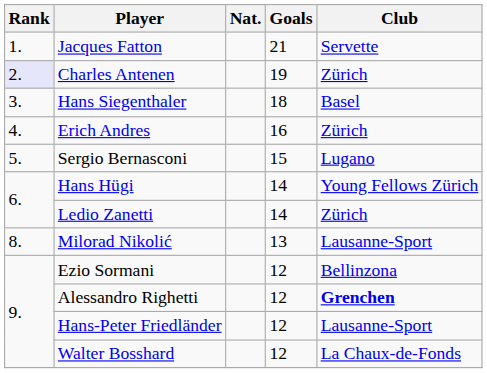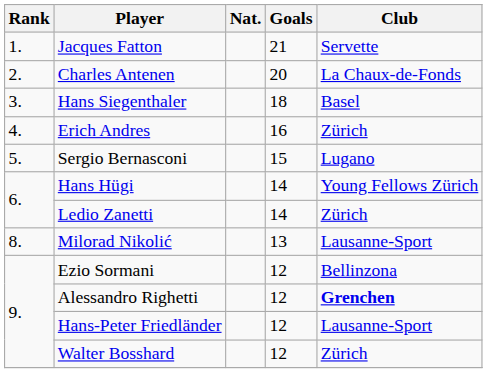(15, 74) lavender background -> (15, 74) no background
(278, 74) 19 -> (278, 74) 20
(344, 74) Zürich -> (391, 74) La Chaux-de-Fonds
(391, 353) La Chaux-de-Fonds -> (344, 353) Zürich
